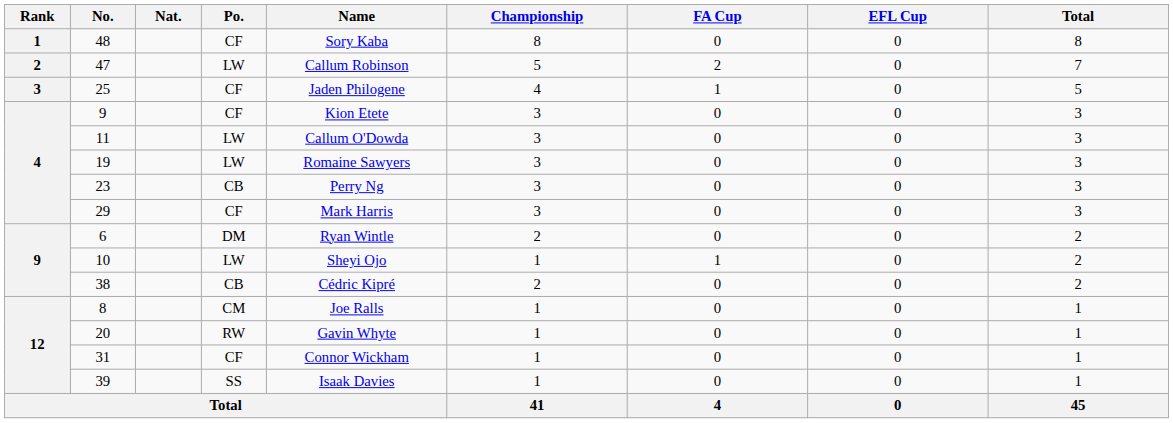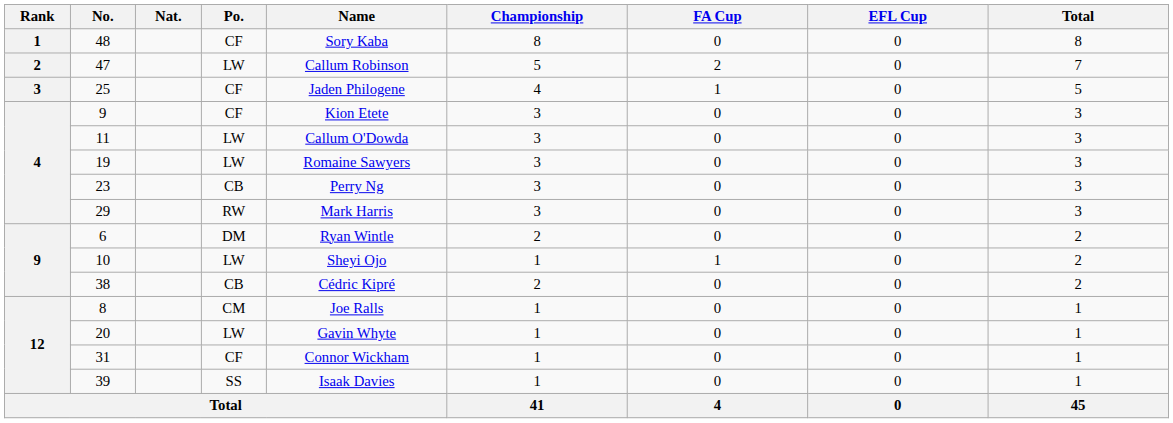(234, 211) CF -> (234, 211) RW
(234, 332) RW -> (234, 332) LW
